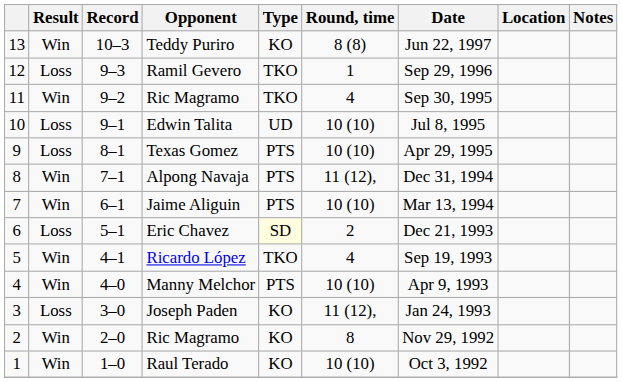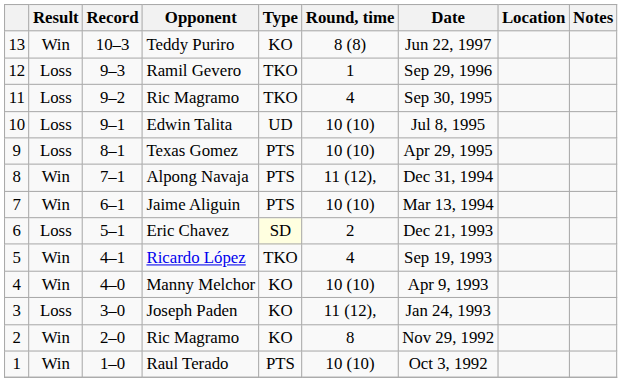(56, 97) Win -> (56, 97) Loss
(280, 284) PTS -> (280, 284) KO
(280, 364) KO -> (280, 364) PTS
